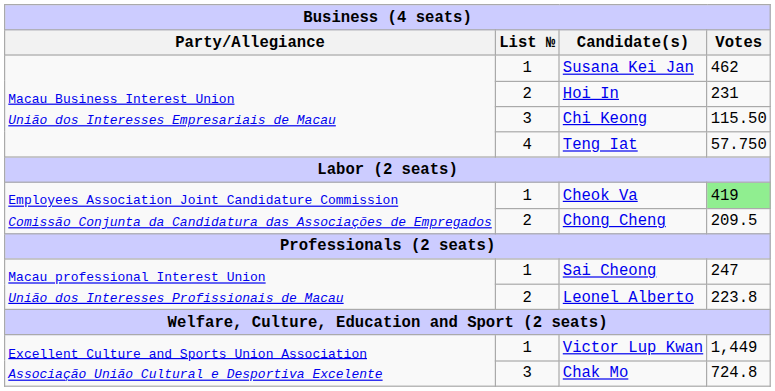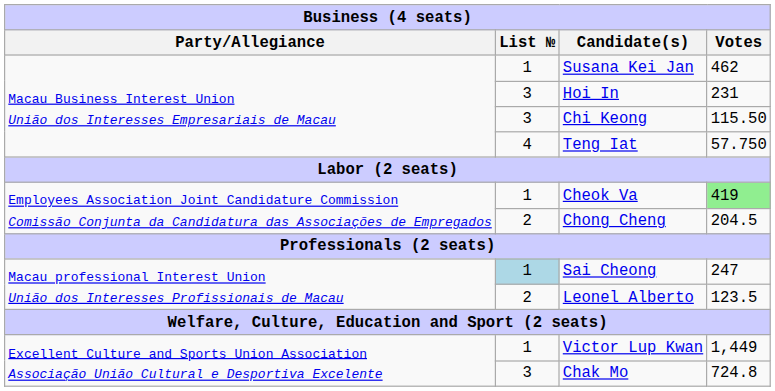(527, 94) 2 -> (527, 94) 3
(734, 221) 209.5 -> (734, 221) 204.5
(527, 272) no background -> (527, 272) lightblue background
(734, 297) 223.8 -> (734, 297) 123.5
